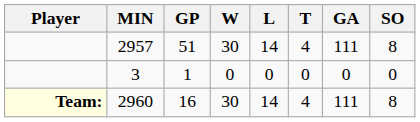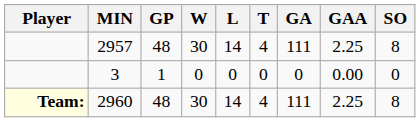+ column: (348, 18)
(187, 46) 51 -> (161, 46) 48
(187, 102) 16 -> (161, 102) 48
